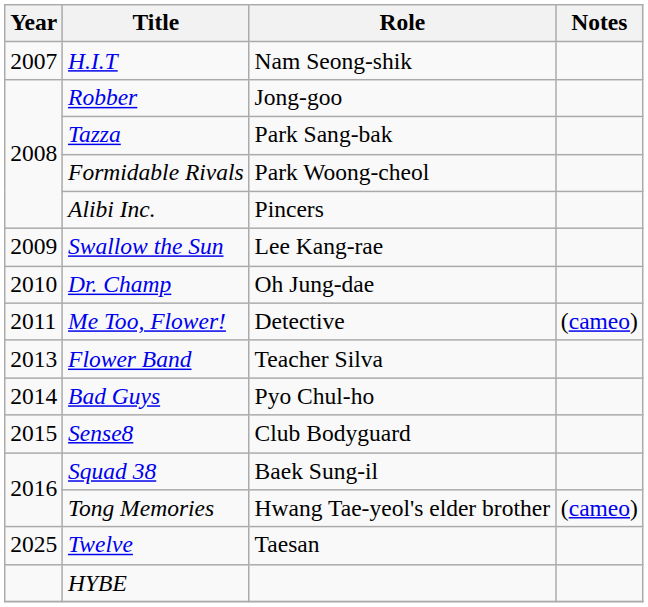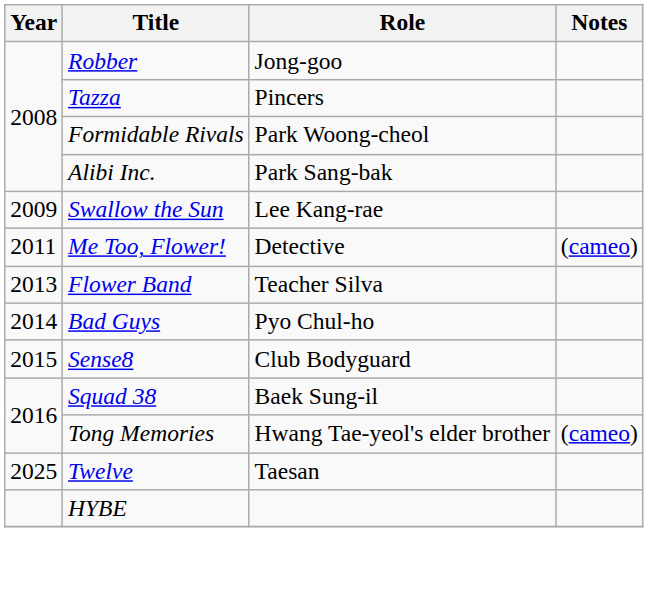- row: (93, 60)
(324, 135) Park Sang-bak -> (289, 97) Pincers
(289, 209) Pincers -> (324, 172) Park Sang-bak
- row: (120, 284)
